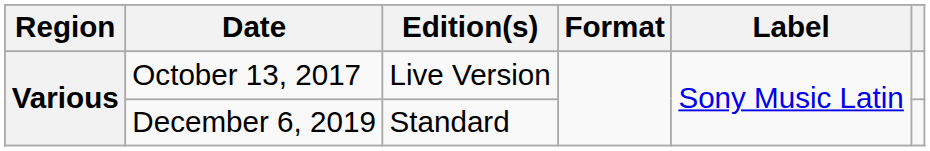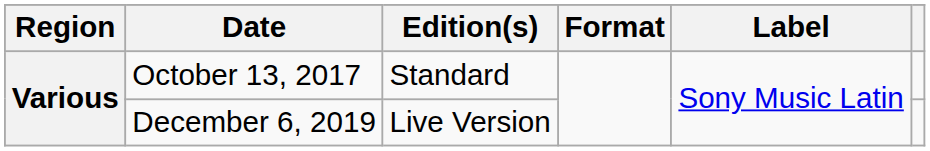(470, 74) Live Version -> (450, 74) Standard
(450, 121) Standard -> (470, 121) Live Version
